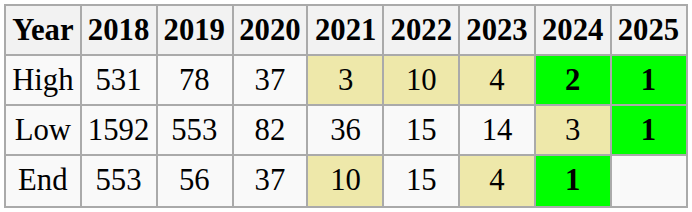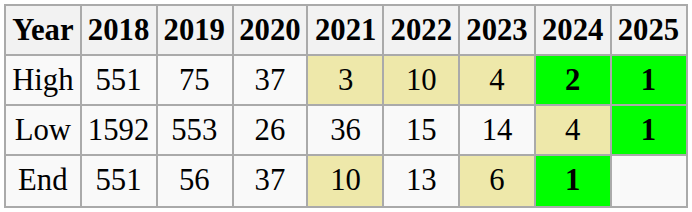(119, 80) 531 -> (119, 80) 551
(194, 80) 78 -> (194, 80) 75
(270, 130) 82 -> (270, 130) 26
(573, 130) 3 -> (573, 130) 4
(119, 180) 553 -> (119, 180) 551
(421, 180) 15 -> (421, 180) 13
(497, 180) 4 -> (497, 180) 6
